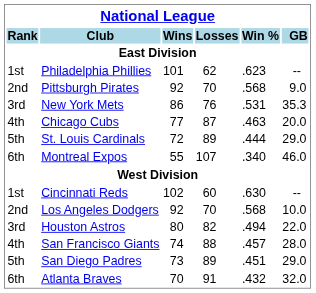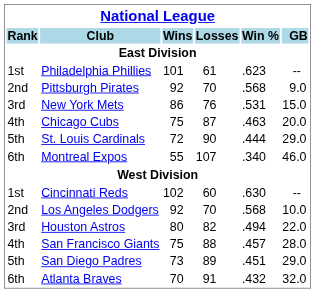(206, 70) 62 -> (206, 70) 61
(294, 105) 35.3 -> (294, 105) 15.0
(173, 122) 77 -> (173, 122) 75
(206, 139) 89 -> (206, 139) 90
(173, 244) 74 -> (173, 244) 75
